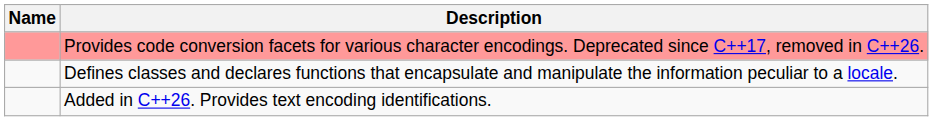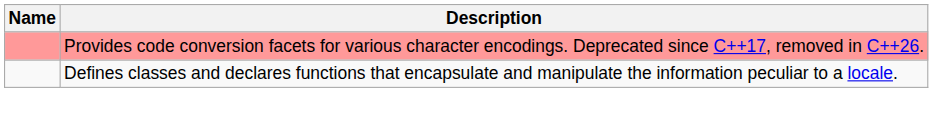- row: (278, 101)
